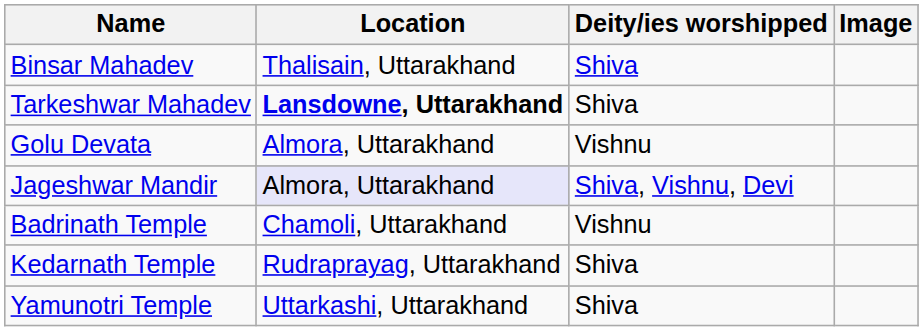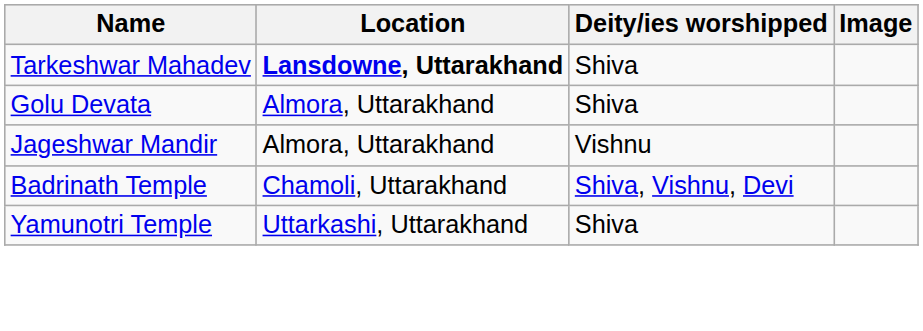- row: (102, 64)
(613, 144) Vishnu -> (606, 104) Shiva
(378, 184) lavender background -> (378, 144) no background
(684, 184) Shiva, Vishnu, Devi -> (613, 144) Vishnu
(613, 225) Vishnu -> (684, 184) Shiva, Vishnu, Devi
- row: (113, 265)
